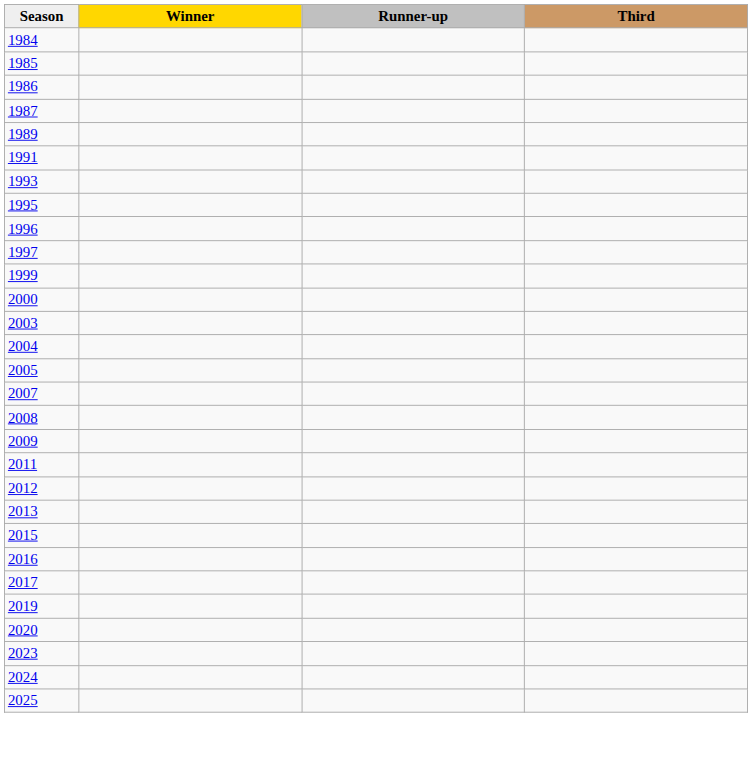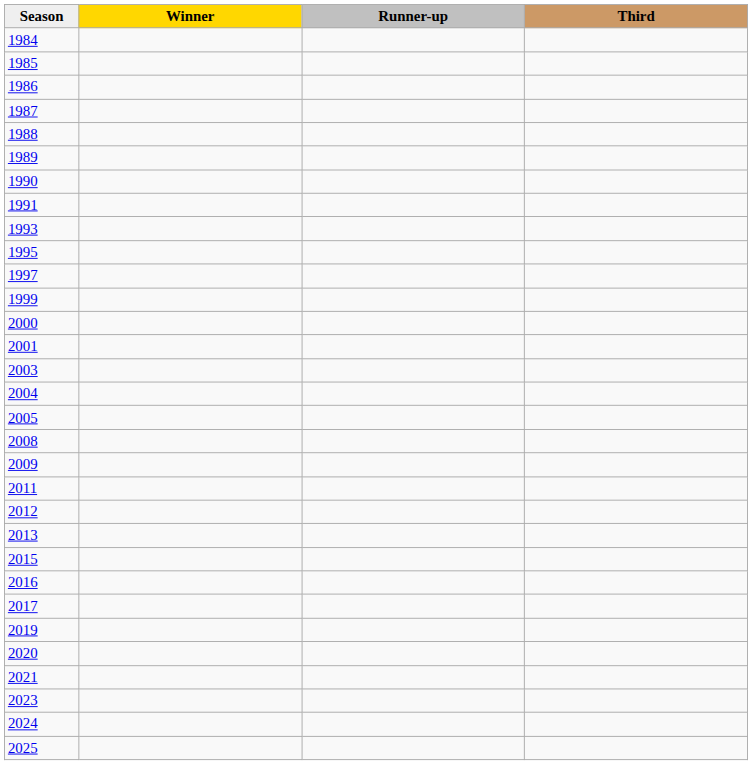+ row: (23, 134)
+ row: (23, 181)
- row: (23, 228)
+ row: (23, 346)
- row: (23, 393)
+ row: (23, 677)
